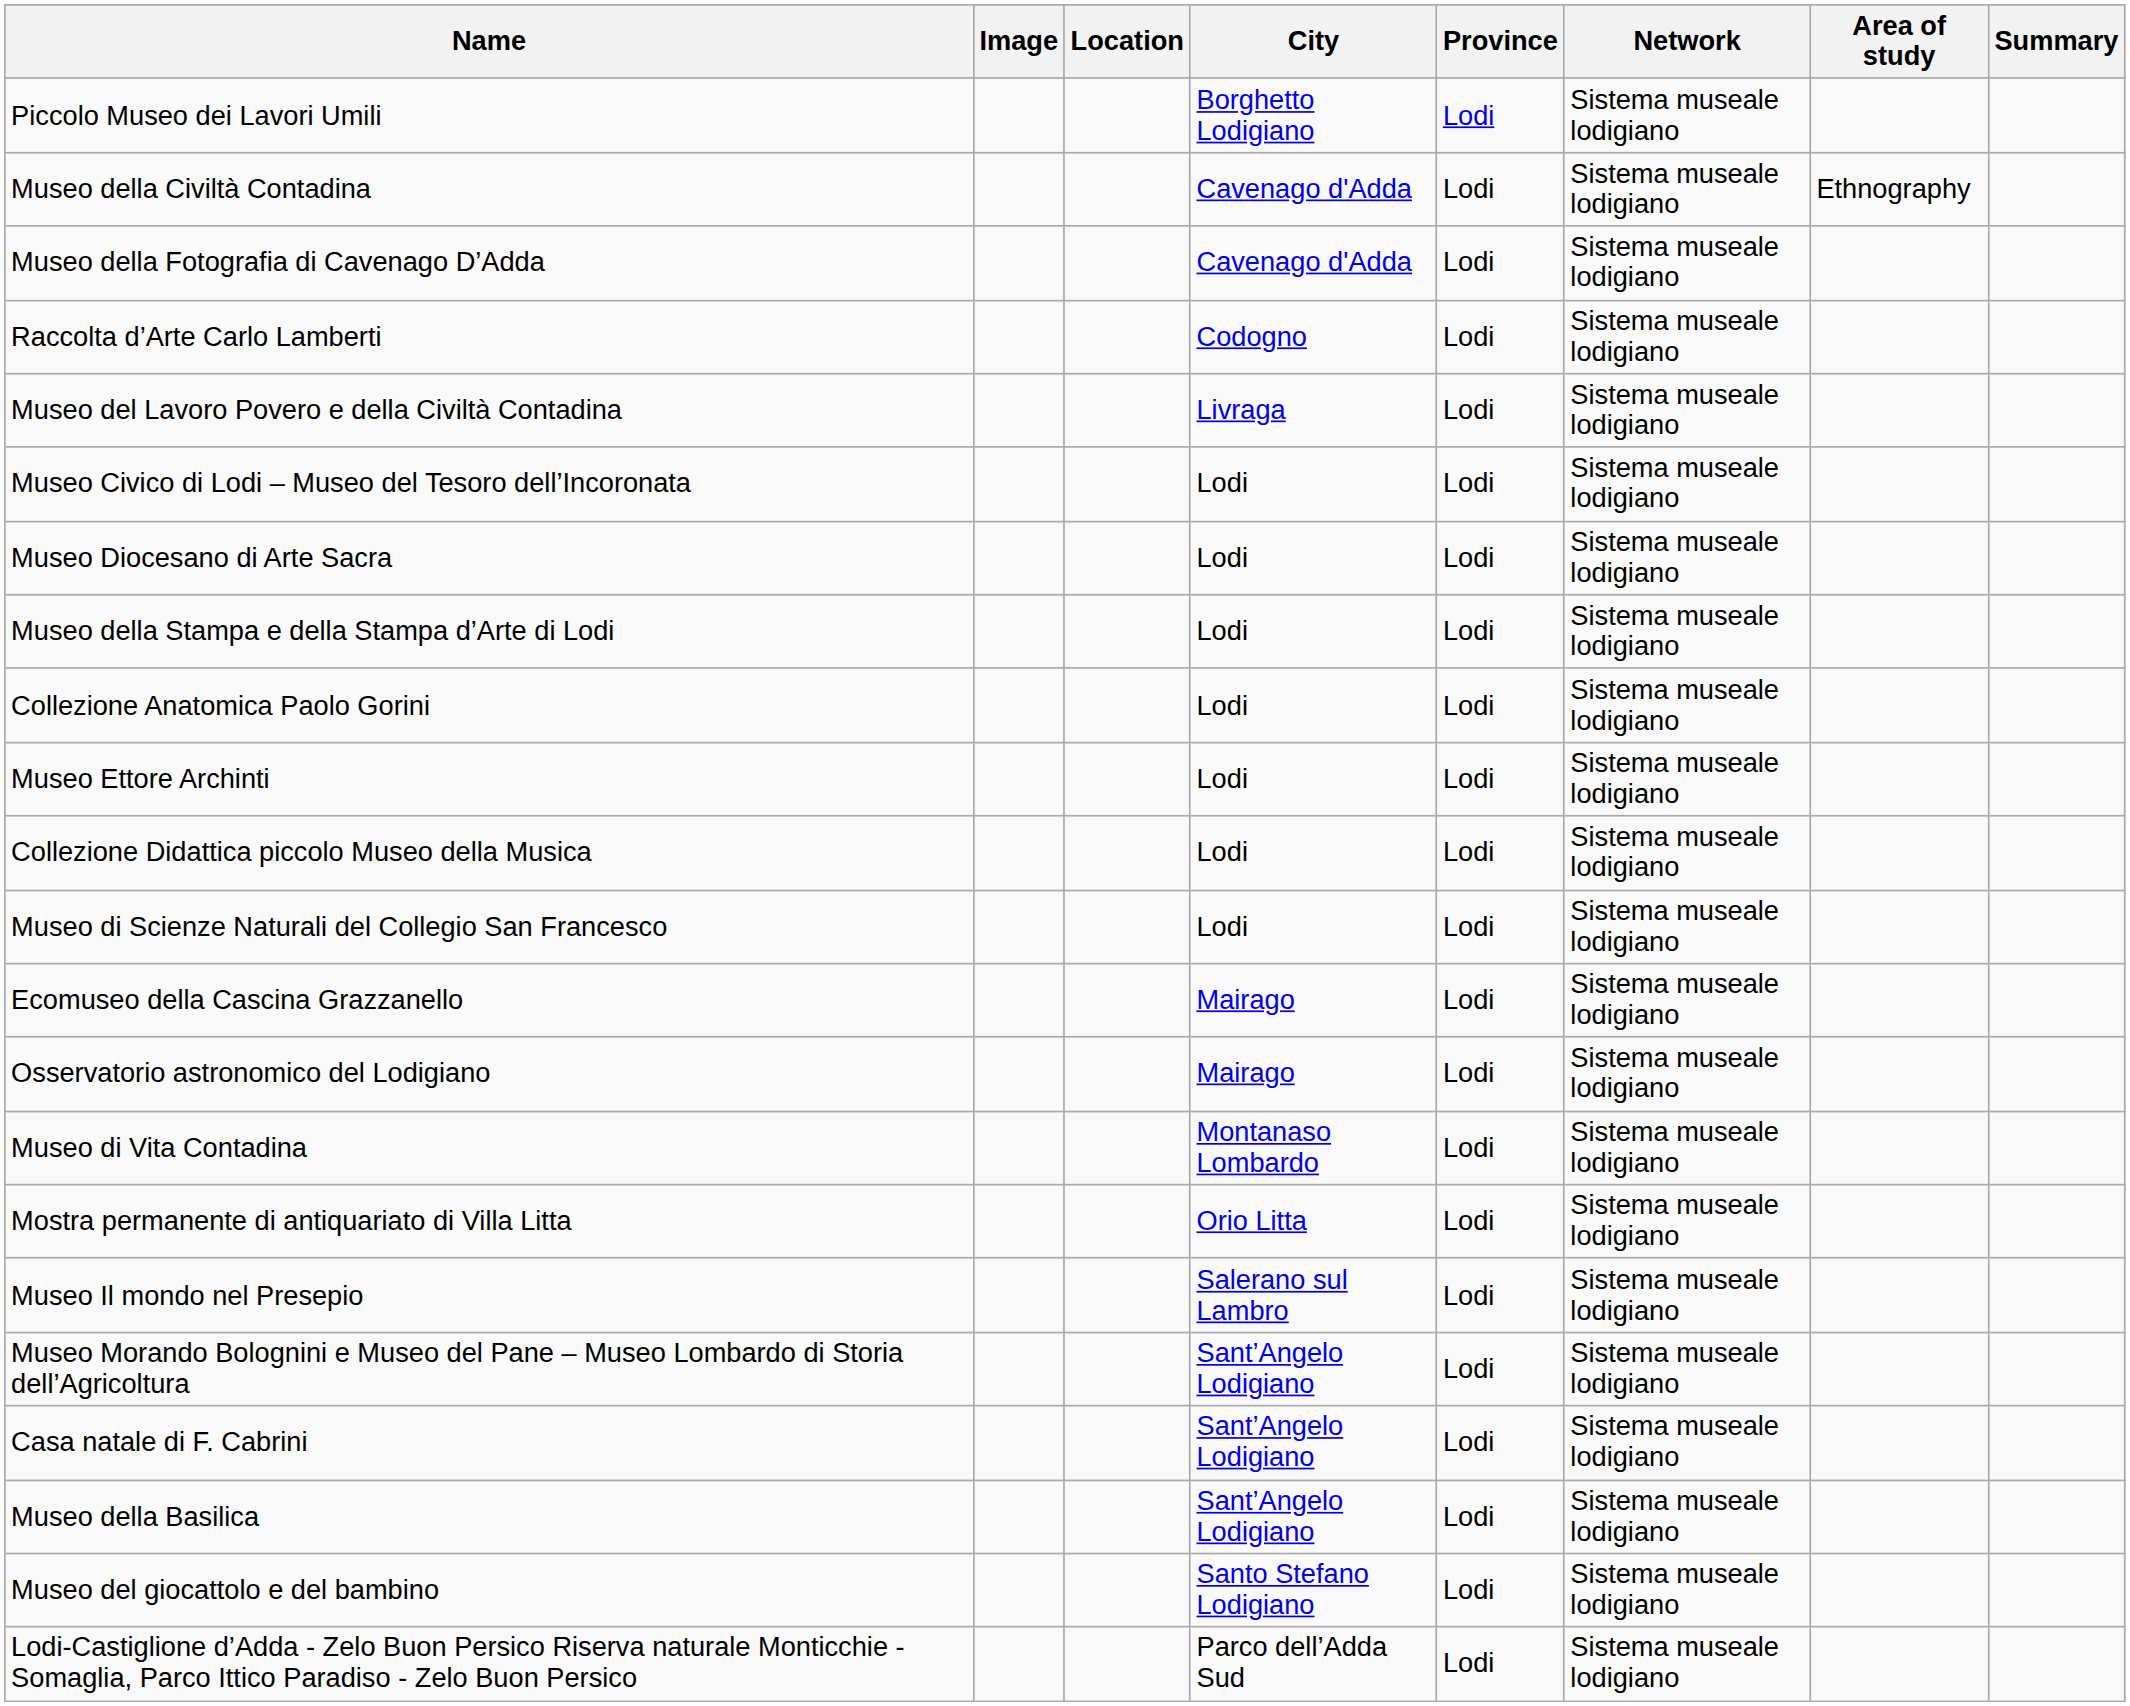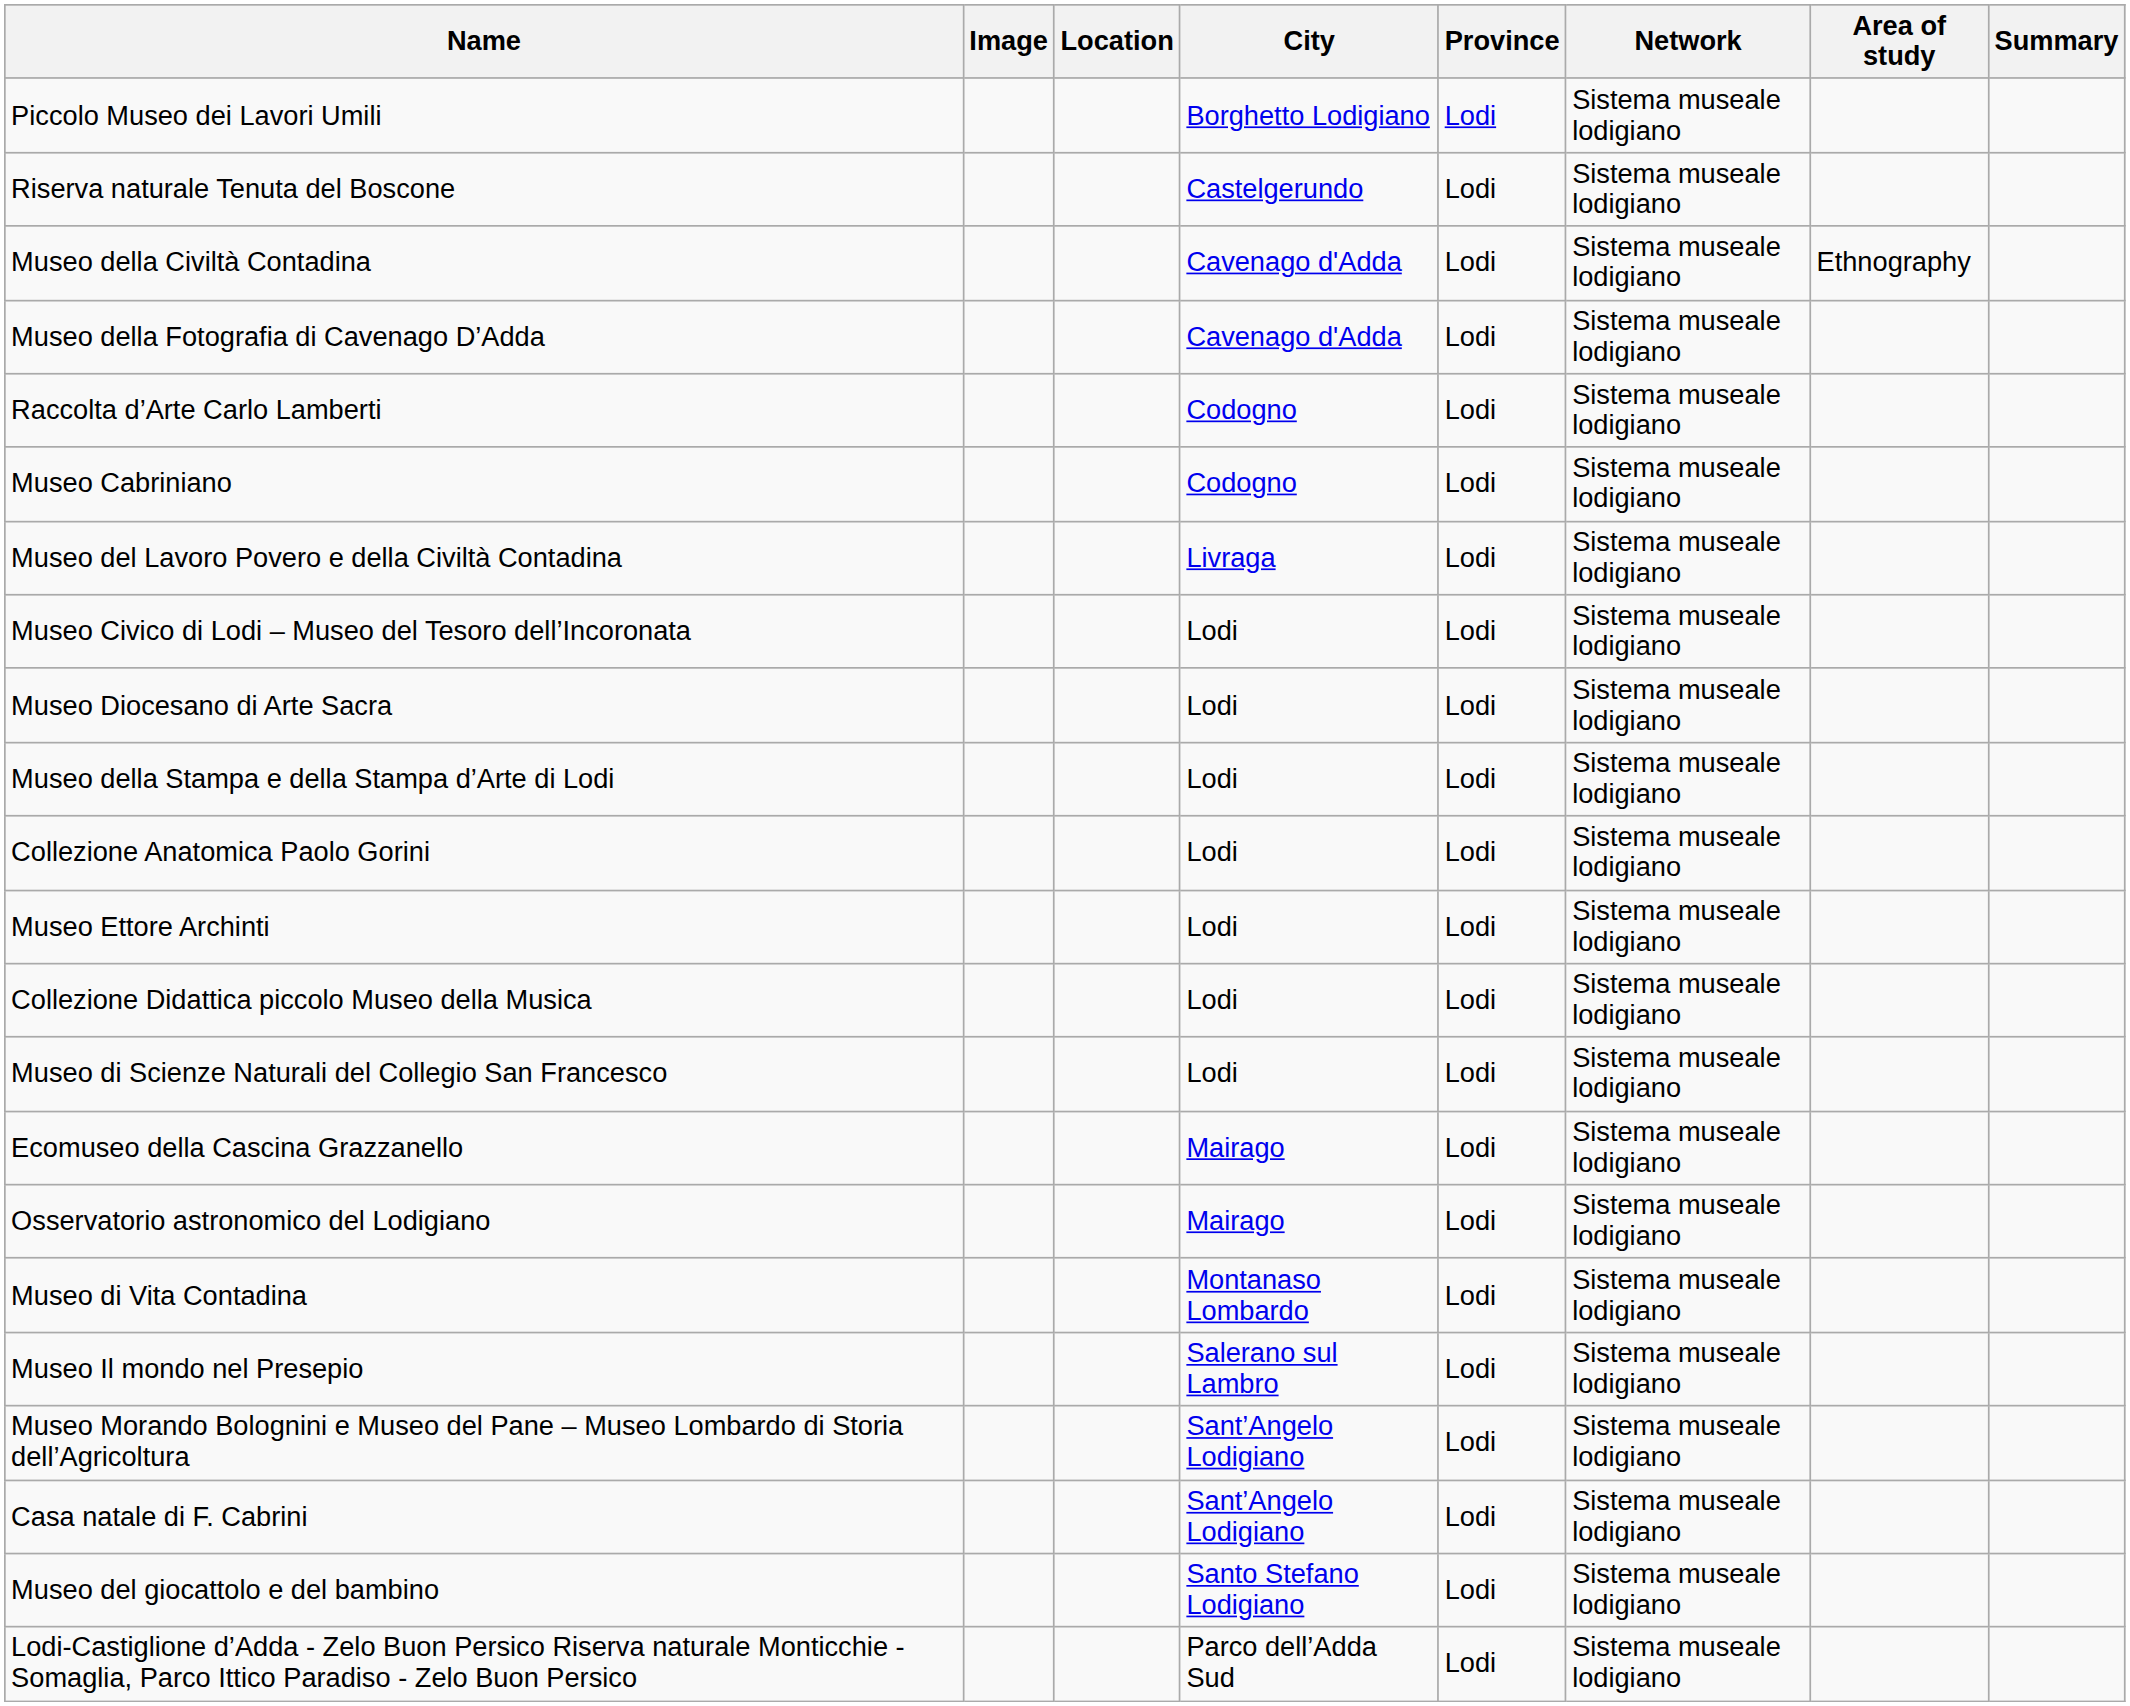+ row: (233, 188)
+ row: (121, 483)
- row: (291, 1221)
- row: (135, 1516)
